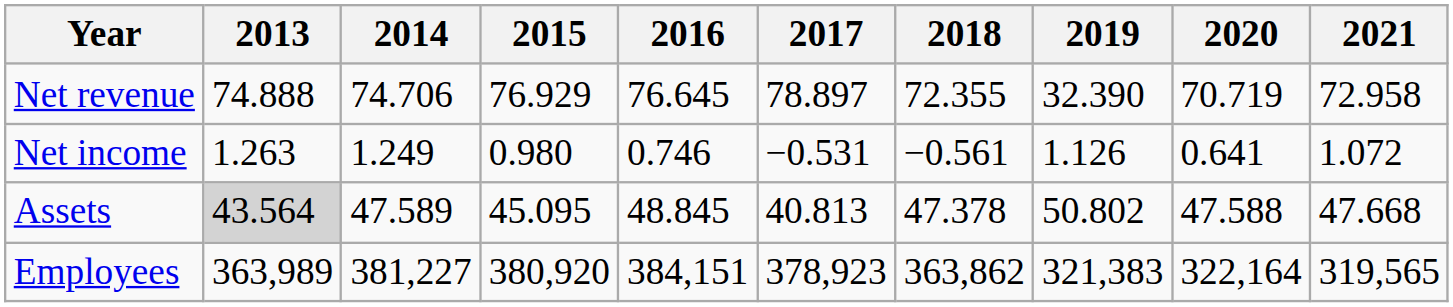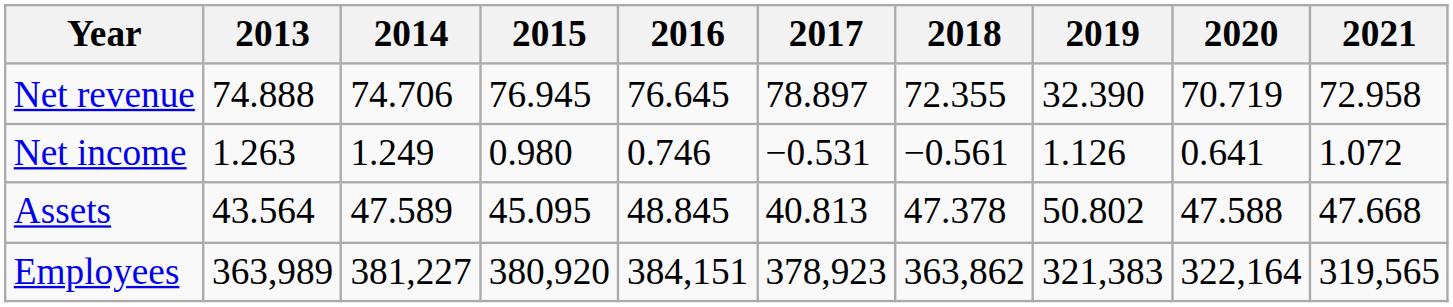(540, 93) 76.929 -> (540, 93) 76.945
(263, 211) lightgrey background -> (263, 211) no background
